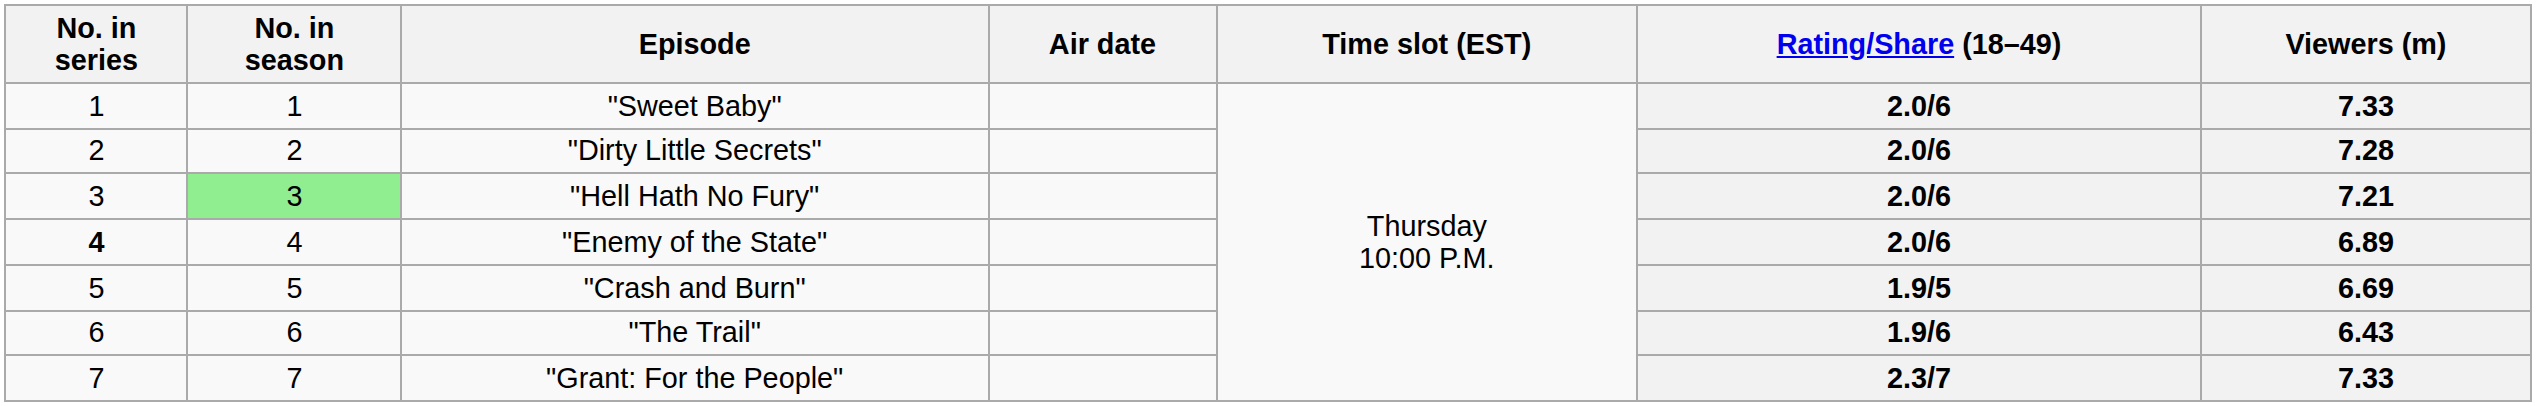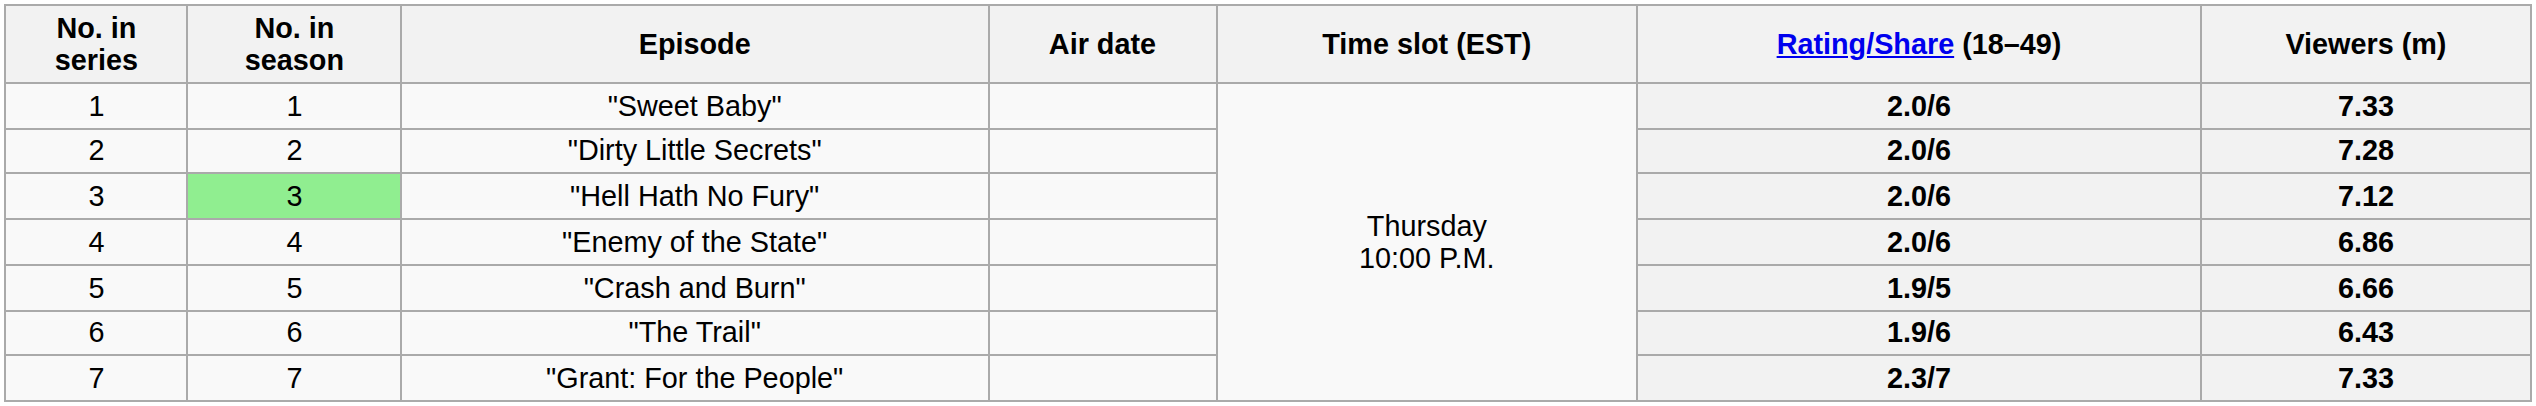(2366, 197) 7.21 -> (2366, 197) 7.12
(96, 242) bold -> (96, 242) normal
(2366, 242) 6.89 -> (2366, 242) 6.86
(2366, 288) 6.69 -> (2366, 288) 6.66
